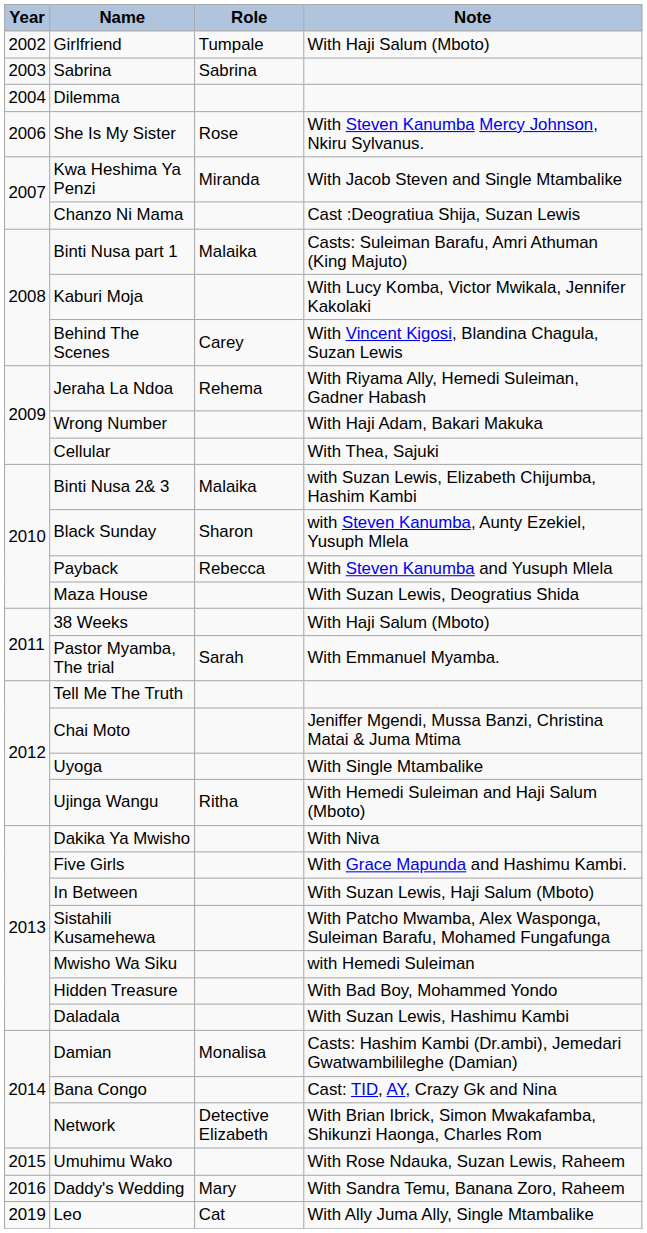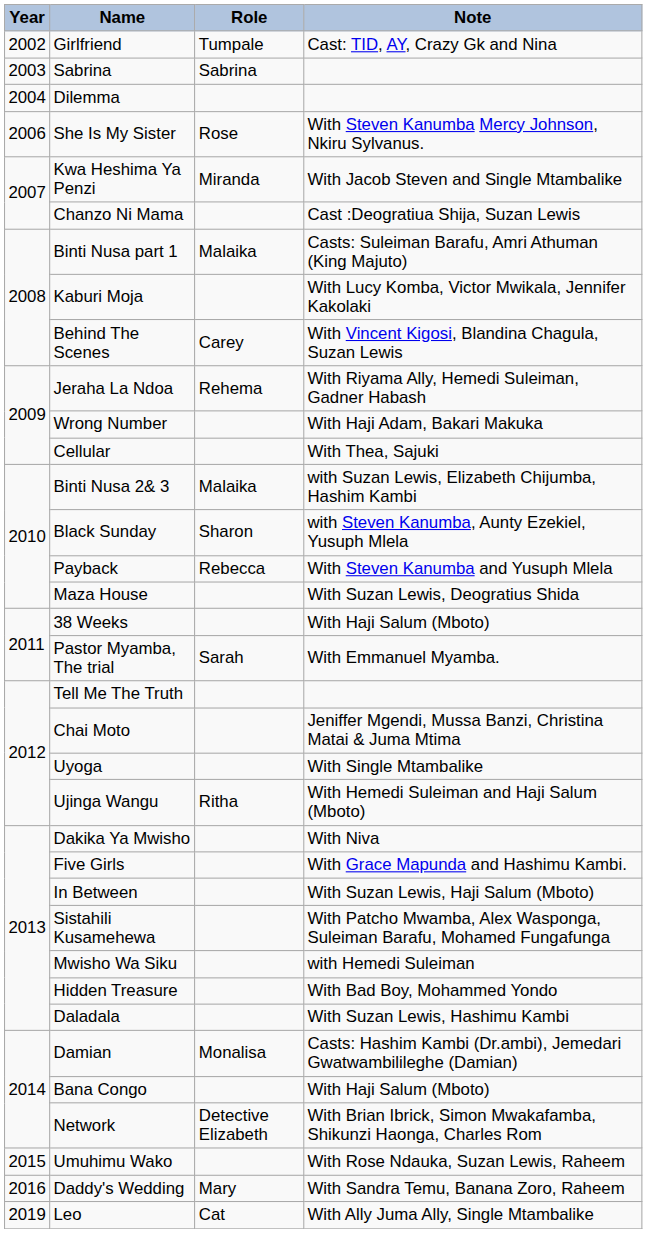(398, 44) With Haji Salum (Mboto) -> (432, 44) Cast: TID, AY, Crazy Gk and Nina
(432, 1089) Cast: TID, AY, Crazy Gk and Nina -> (398, 1089) With Haji Salum (Mboto)
